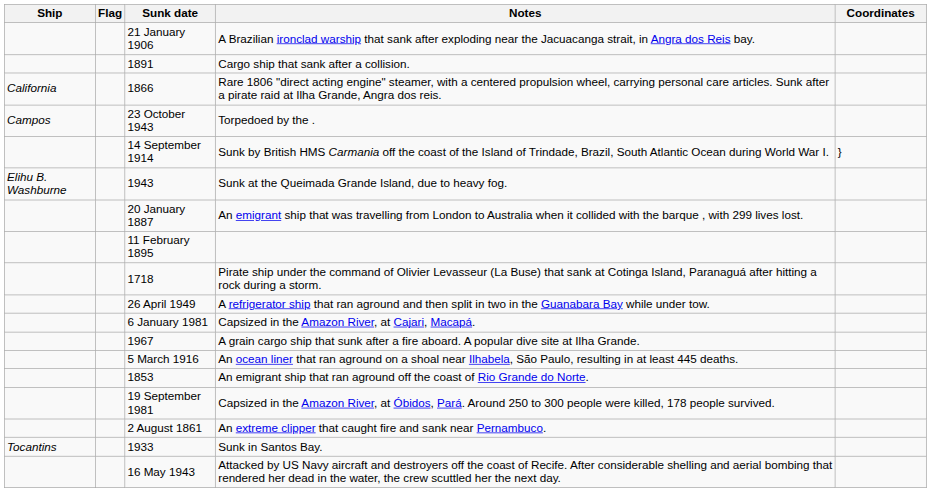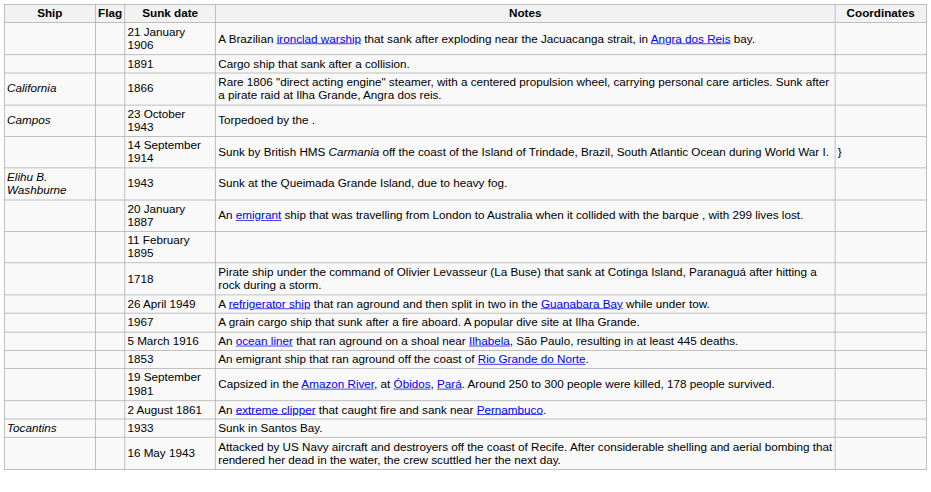- row: (168, 322)
